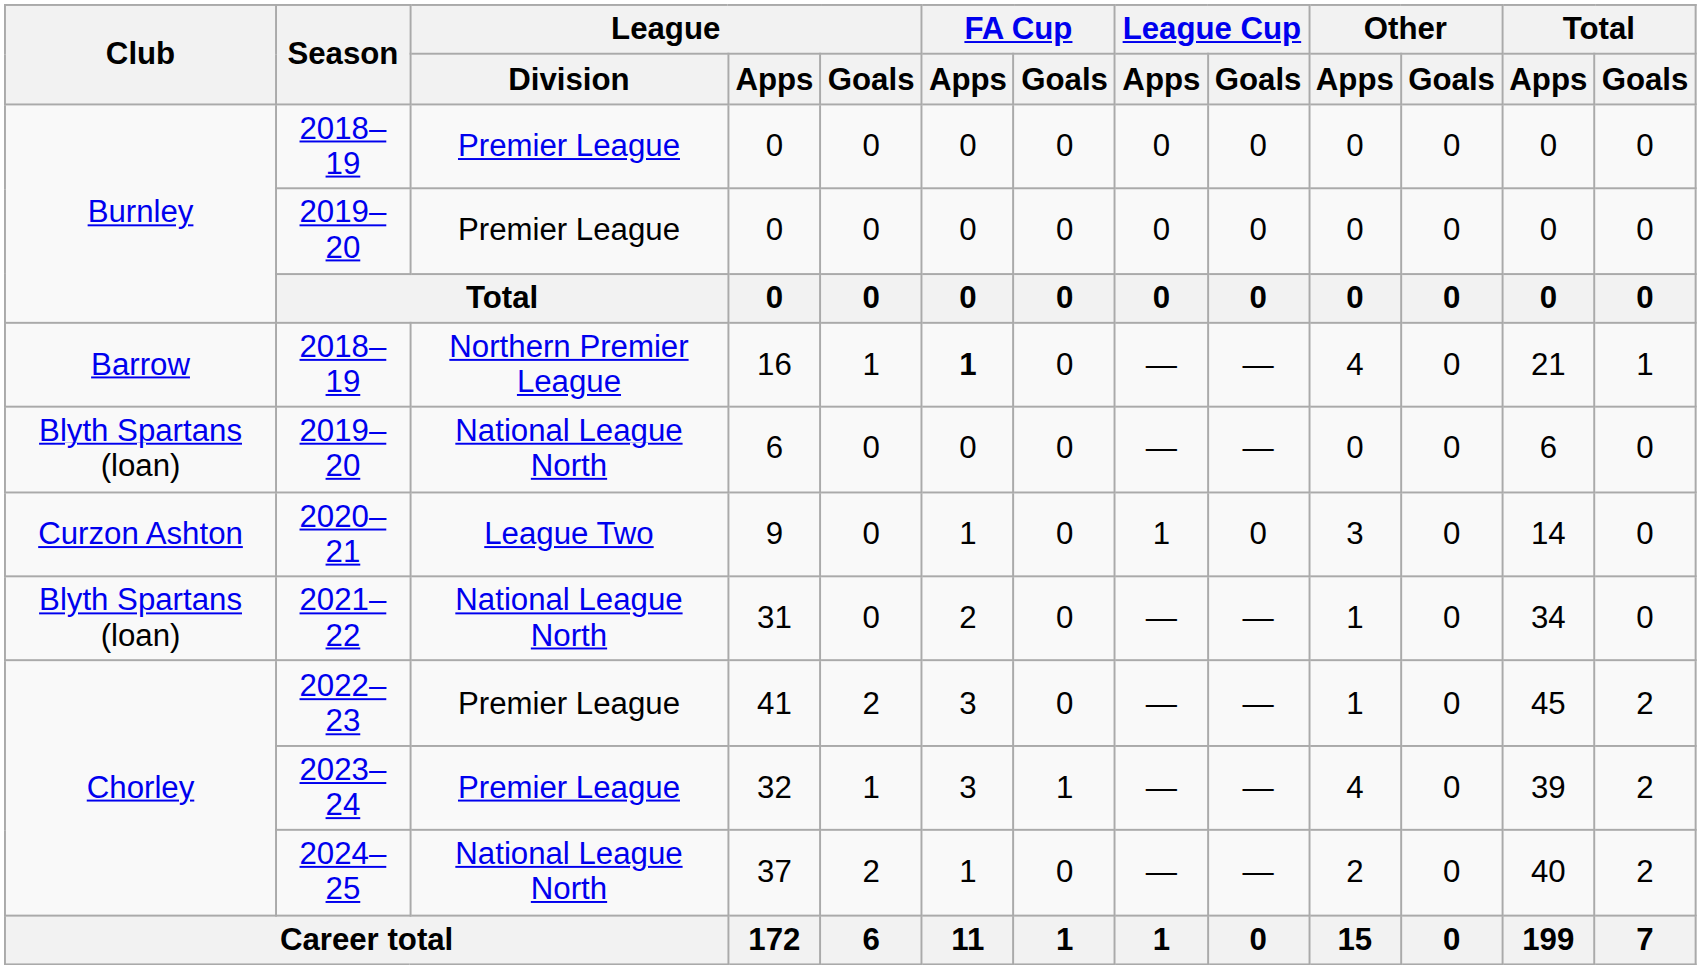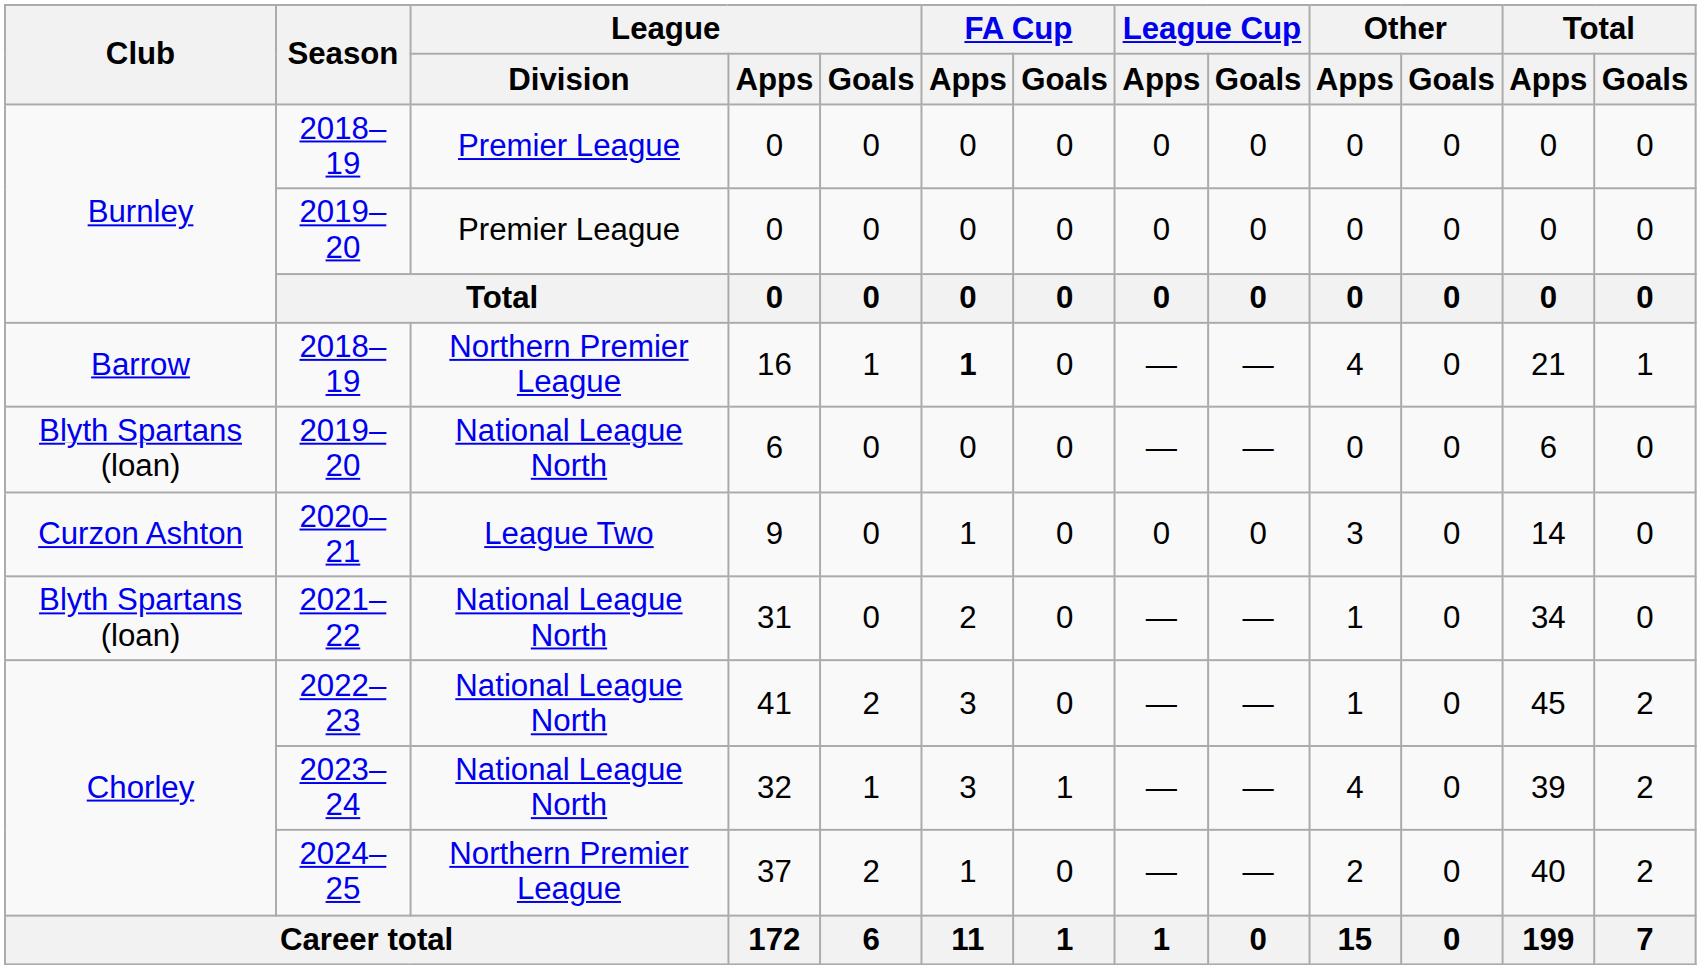(1161, 533) 1 -> (1161, 533) 0
(569, 702) Premier League -> (569, 702) National League North
(569, 787) Premier League -> (569, 787) National League North
(569, 871) National League North -> (569, 871) Northern Premier League
